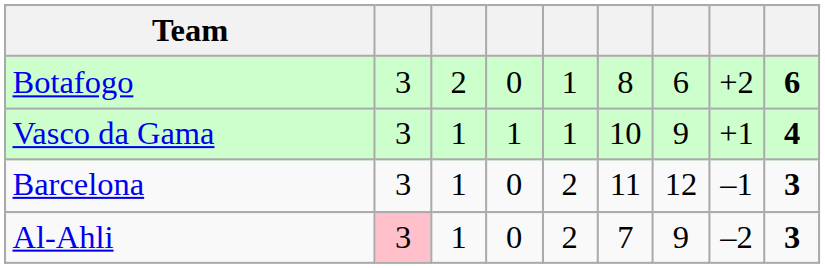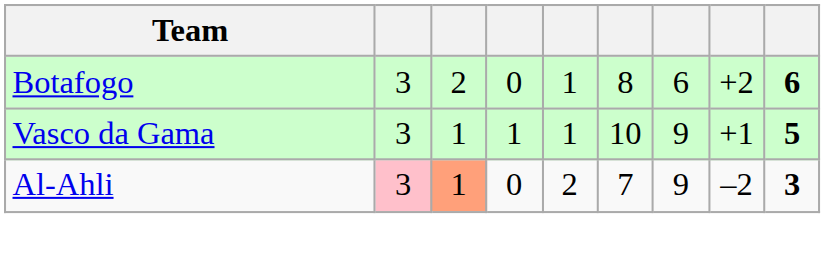(792, 133) 4 -> (792, 133) 5
- row: (78, 184)
(459, 236) no background -> (459, 184) lightsalmon background
